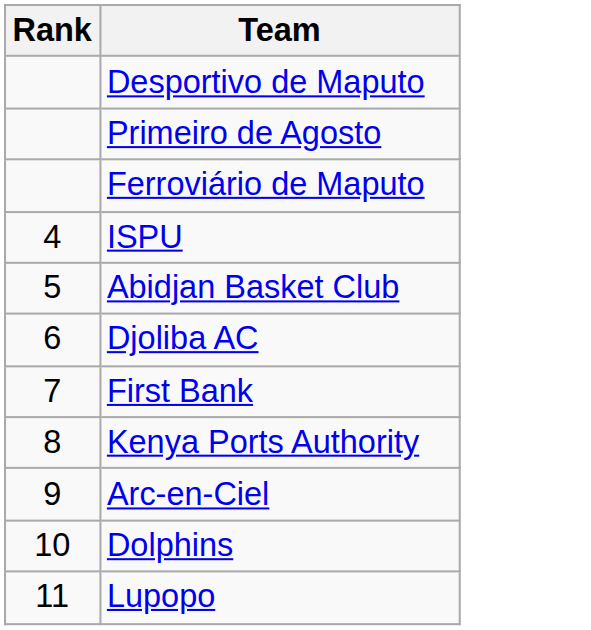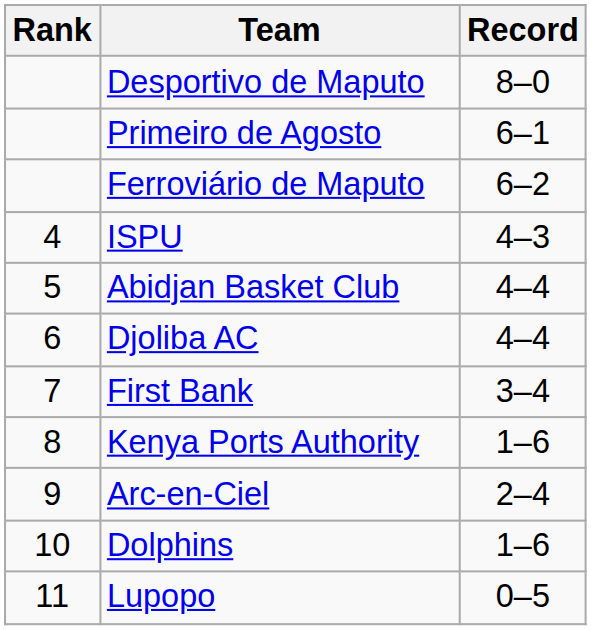+ column: (523, 30)
